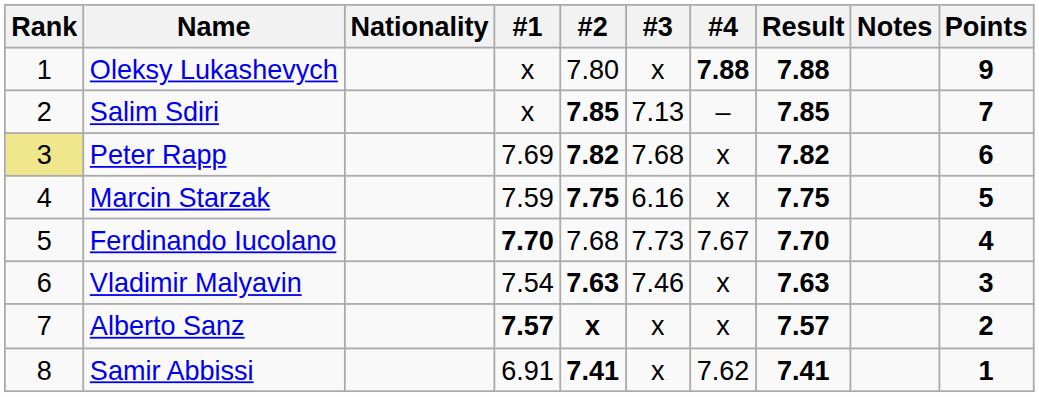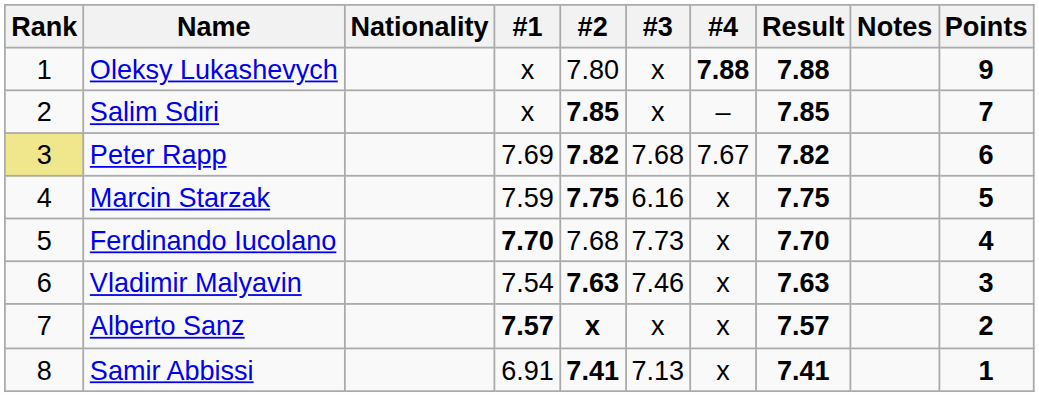(658, 112) 7.13 -> (658, 112) x
(723, 155) x -> (723, 155) 7.67
(723, 241) 7.67 -> (723, 241) x
(658, 369) x -> (658, 369) 7.13
(723, 369) 7.62 -> (723, 369) x
